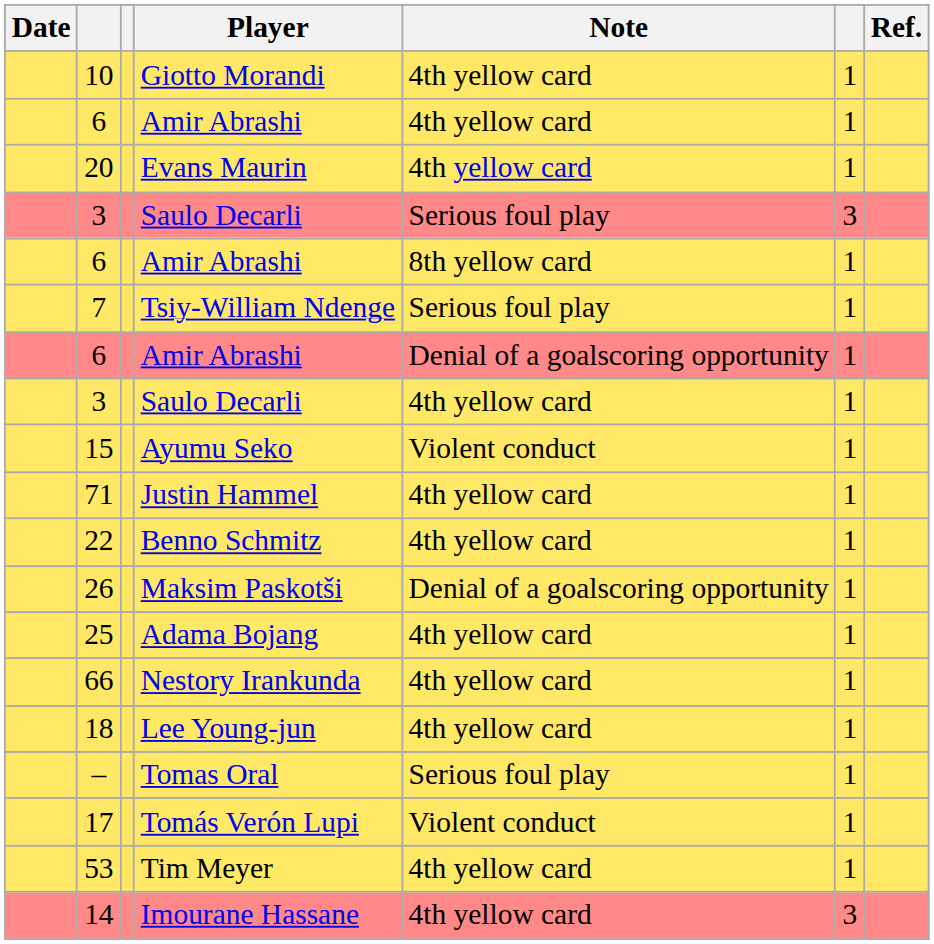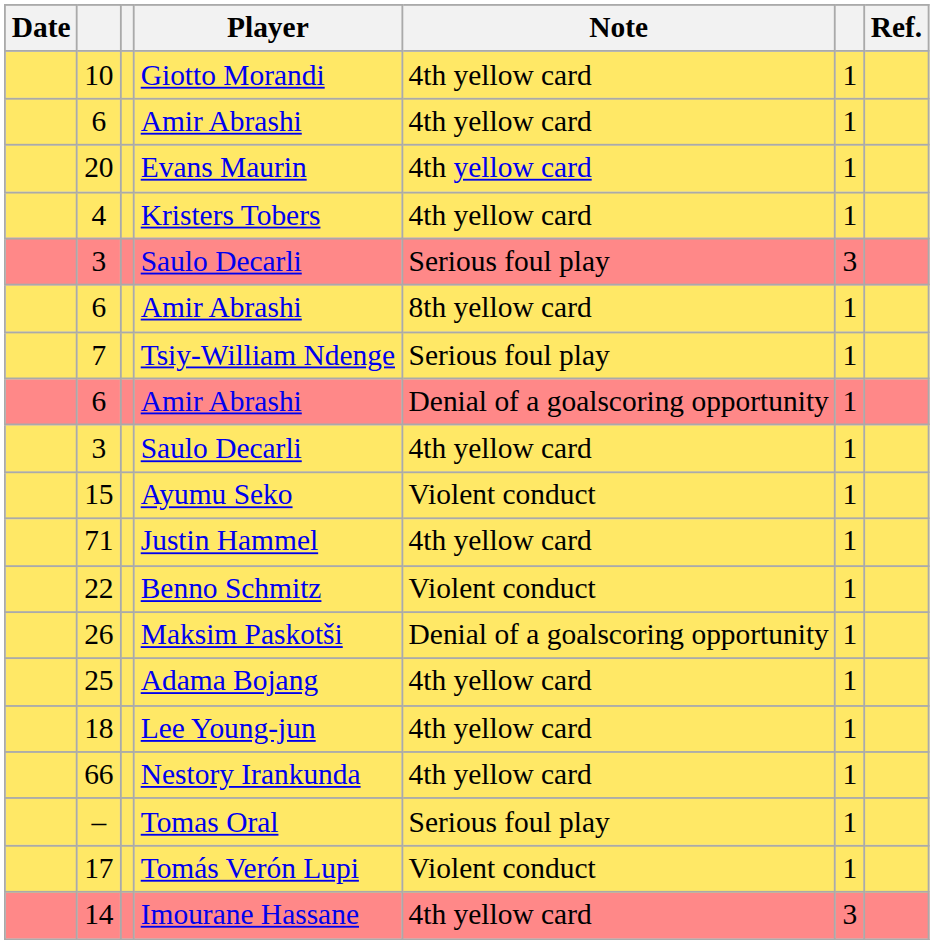+ row: (99, 214)
(500, 541) 4th yellow card -> (502, 588) Violent conduct
rows swapped: (99, 681) <-> (99, 728)
- row: (99, 868)
